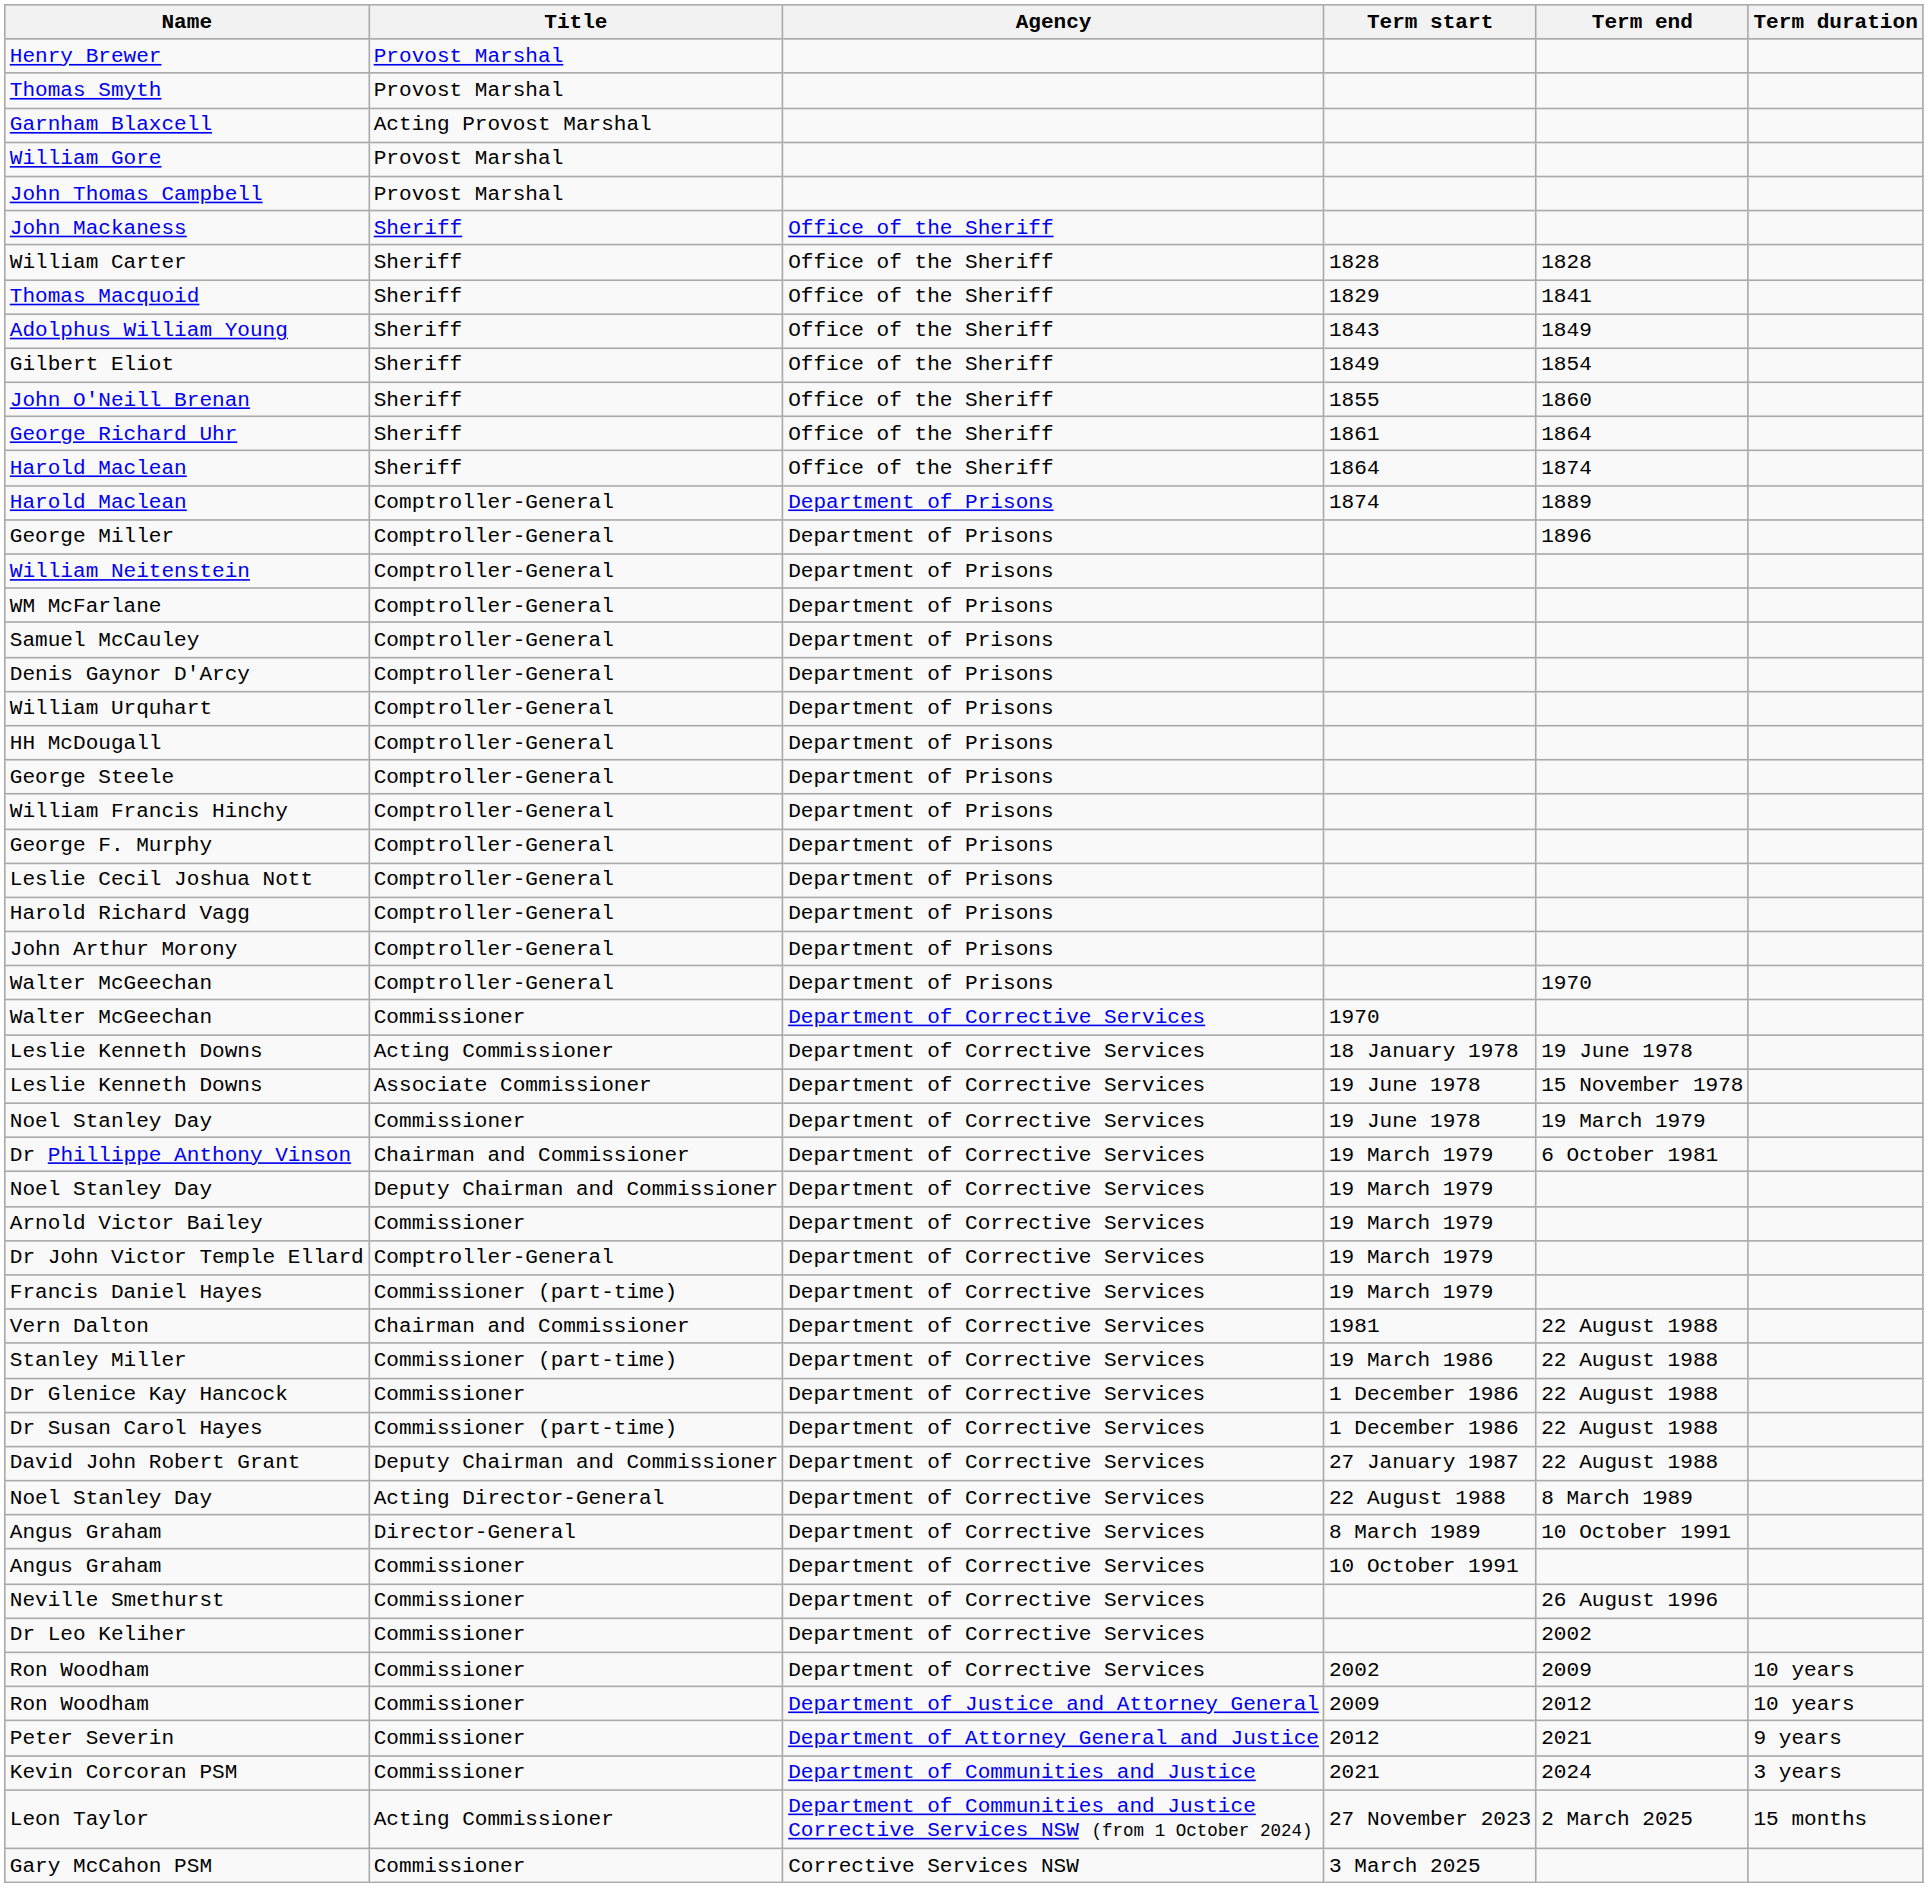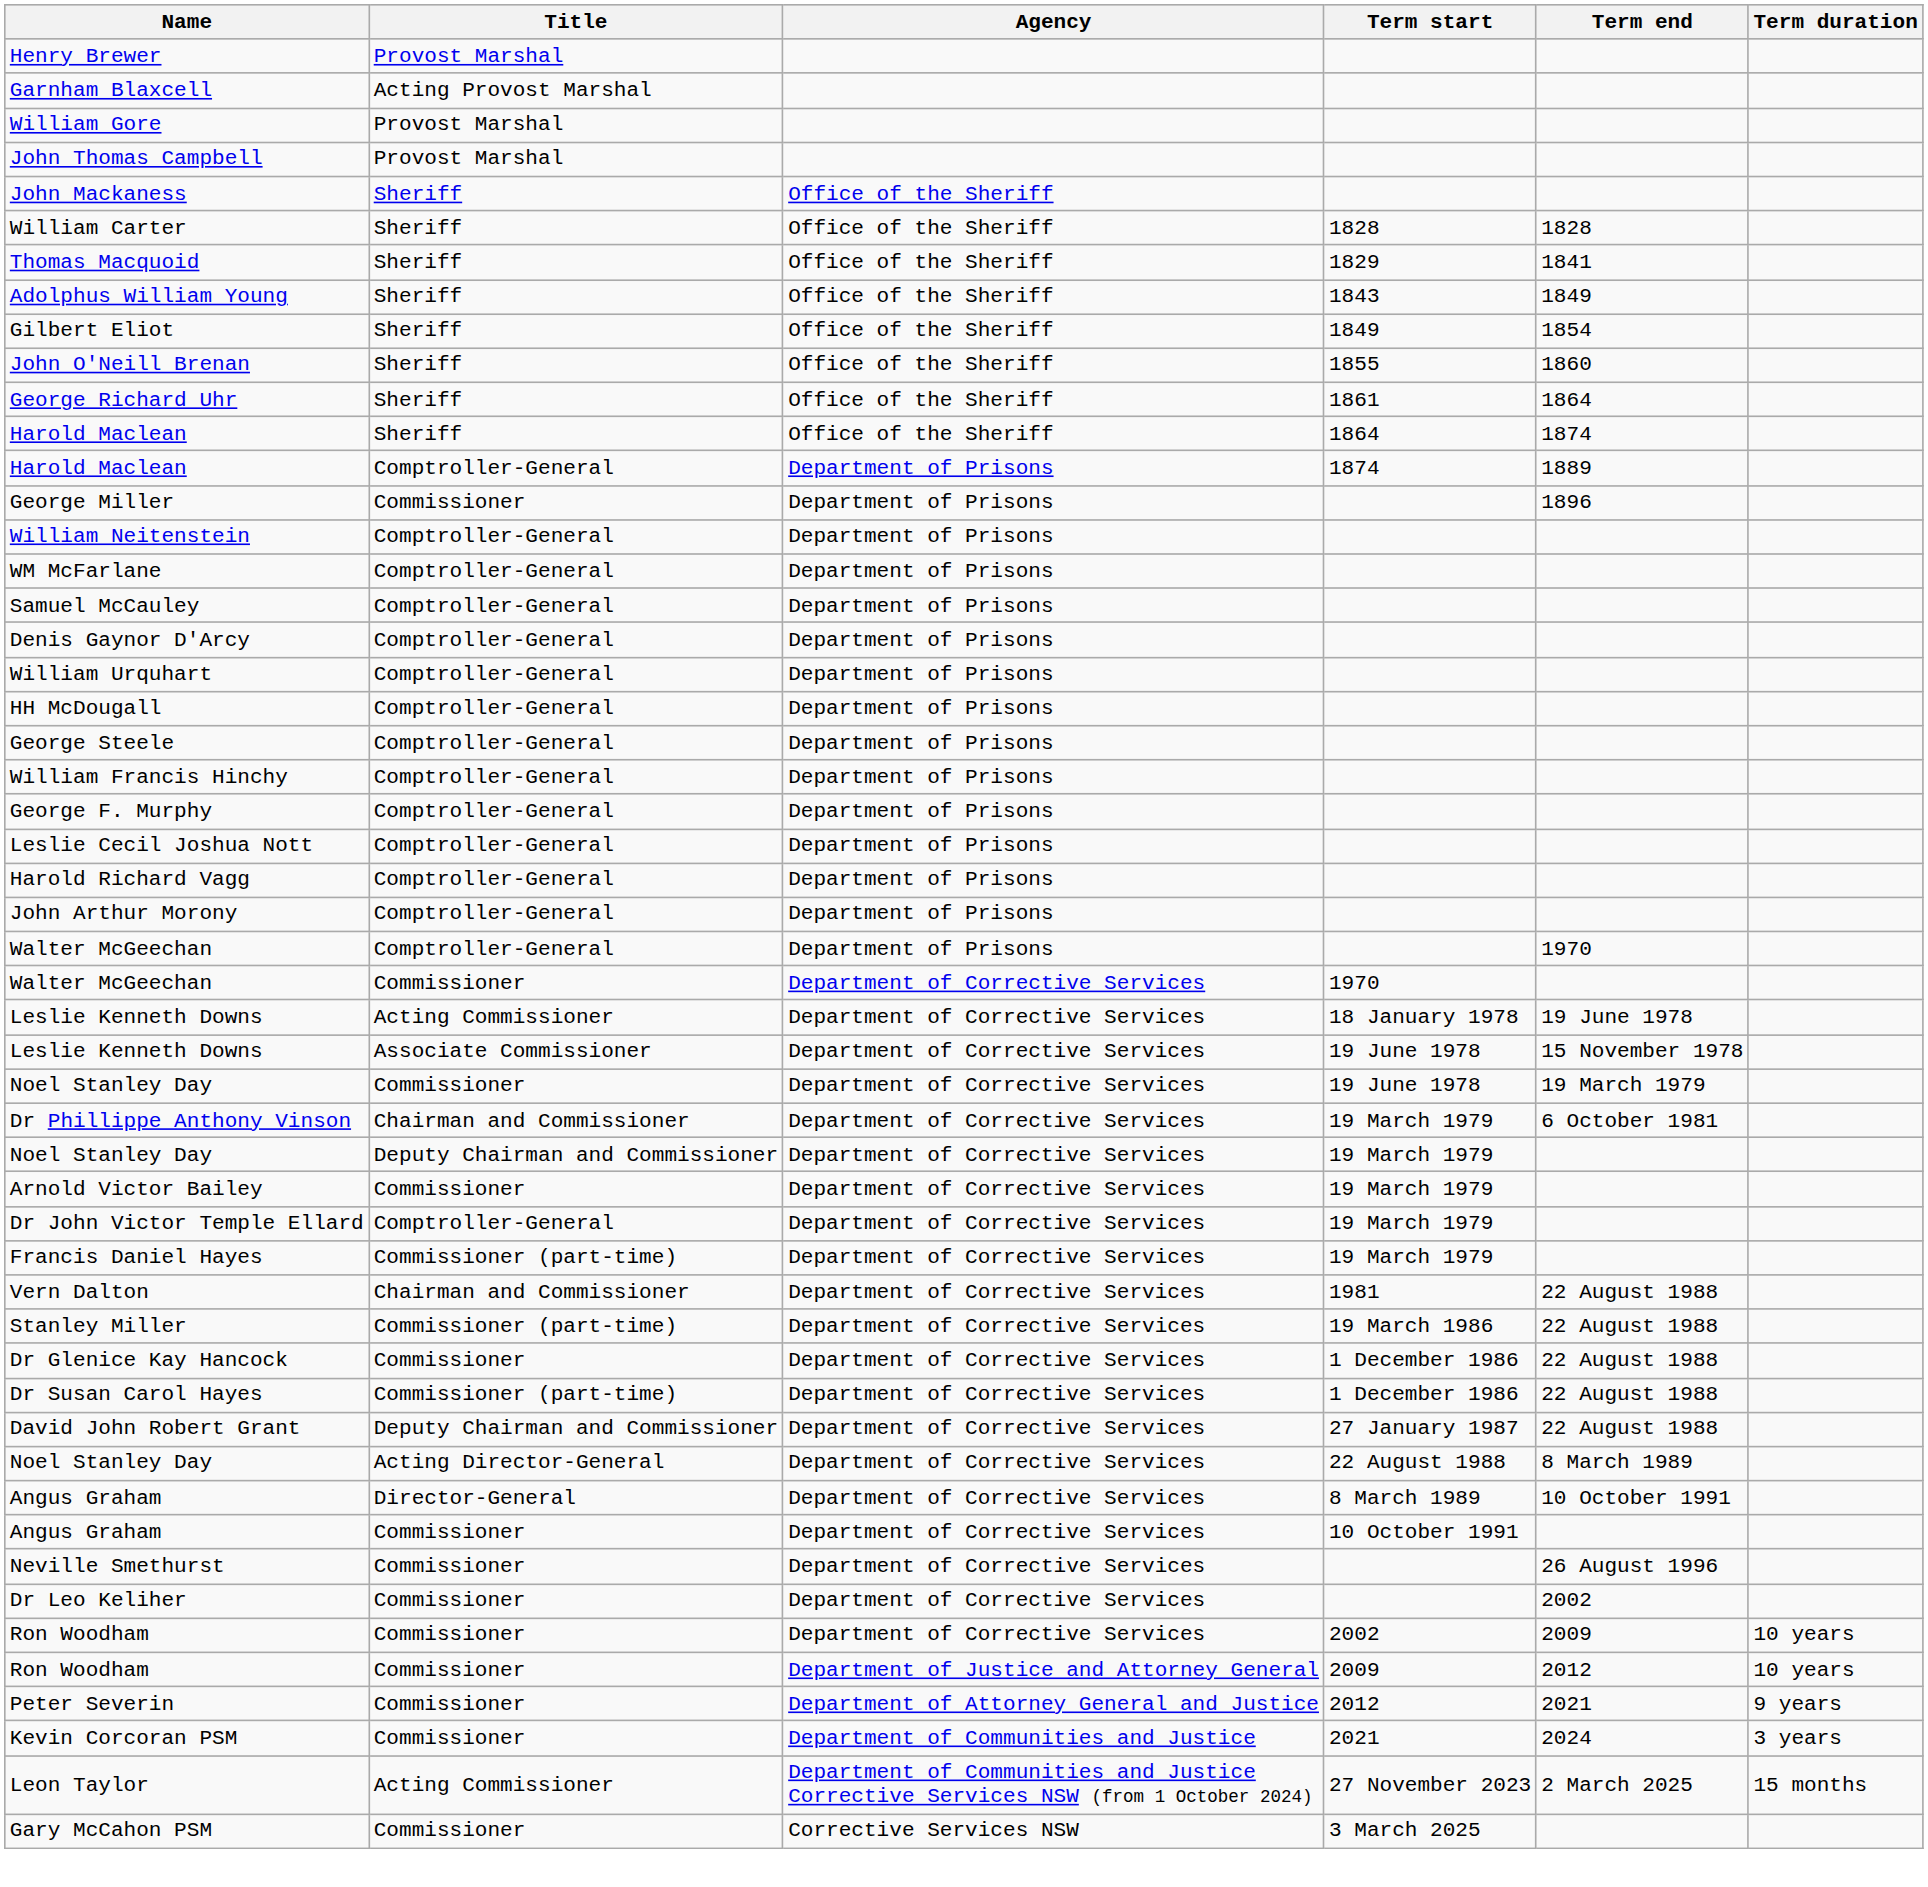- row: (86, 91)
(494, 537) Comptroller-General -> (450, 503) Commissioner
